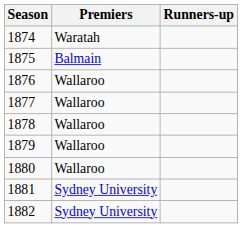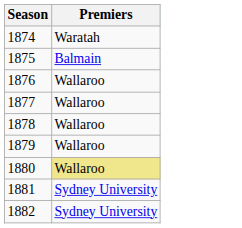- column: (199, 15)
(80, 168) no background -> (80, 168) khaki background
